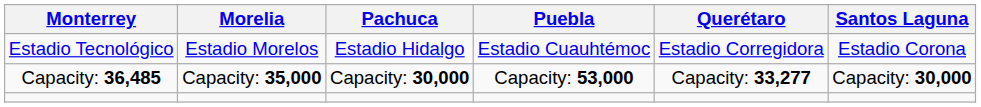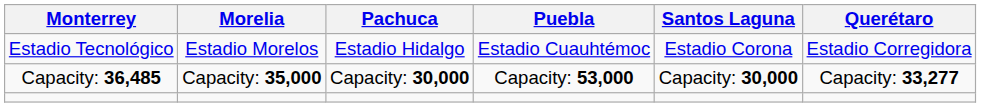columns swapped: (741, 19) <-> (902, 19)
